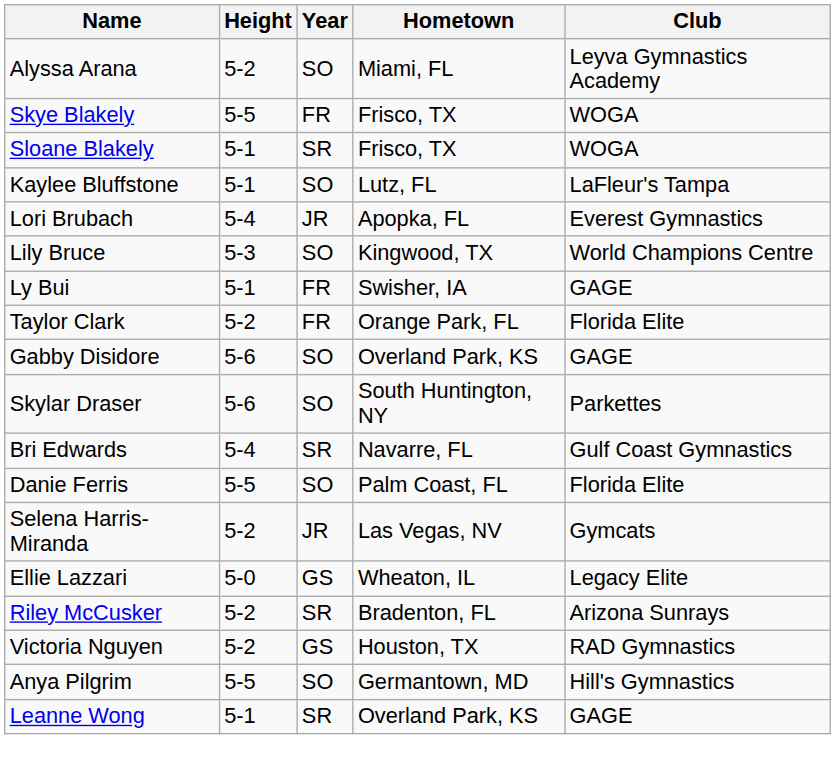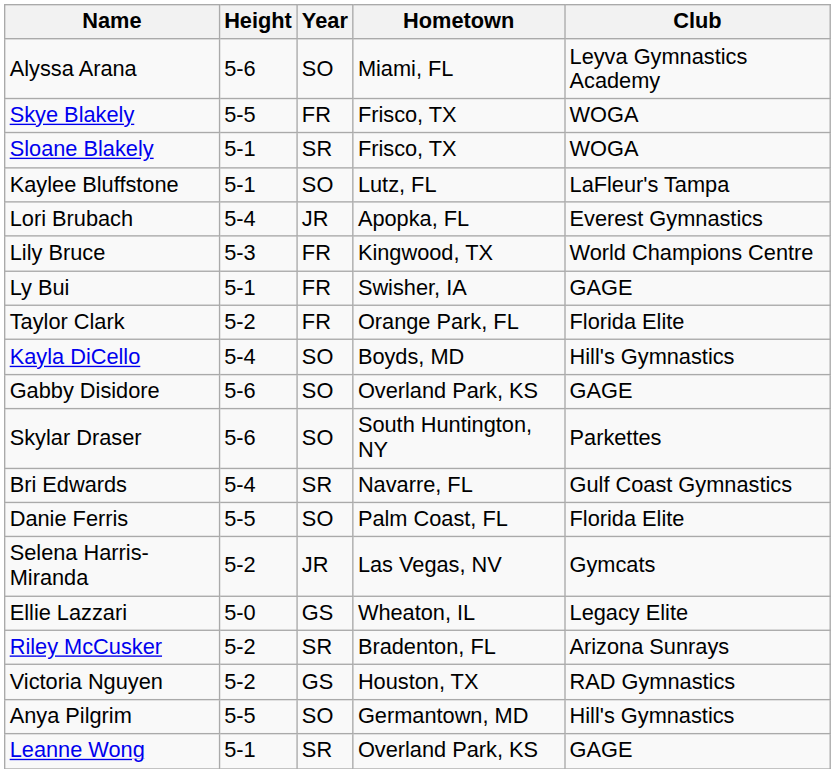(240, 68) 5-2 -> (240, 68) 5-6
(318, 253) SO -> (316, 253) FR
+ row: (75, 356)
